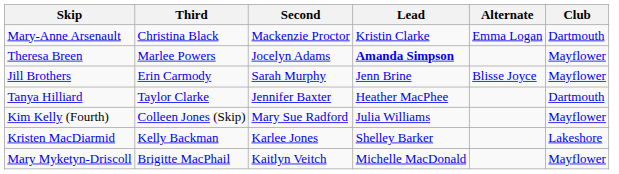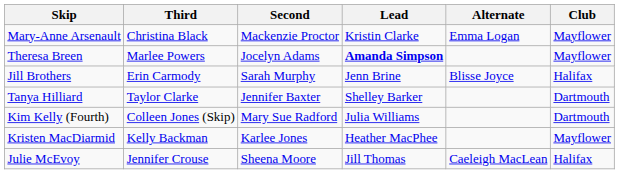(576, 35) Dartmouth -> (582, 35) Mayflower
(577, 76) Mayflower -> (573, 76) Halifax
(402, 96) Heather MacPhee -> (384, 96) Shelley Barker
(577, 117) Mayflower -> (581, 117) Dartmouth
(394, 138) Shelley Barker -> (391, 138) Heather MacPhee
(575, 138) Lakeshore -> (582, 138) Mayflower
+ row: (44, 158)
- row: (69, 158)
